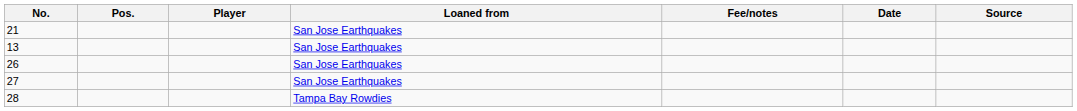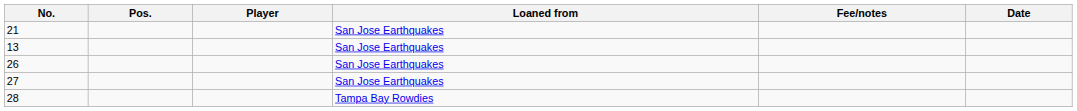- column: (1004, 13)
